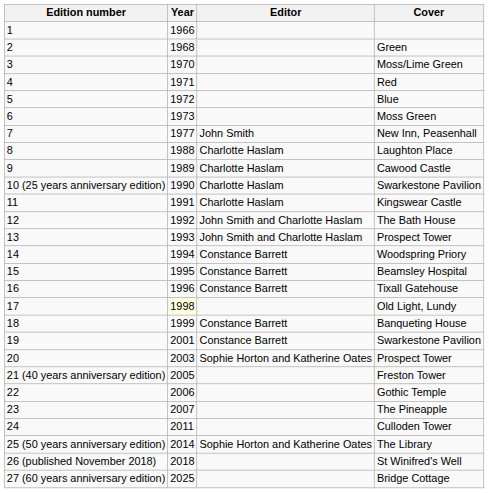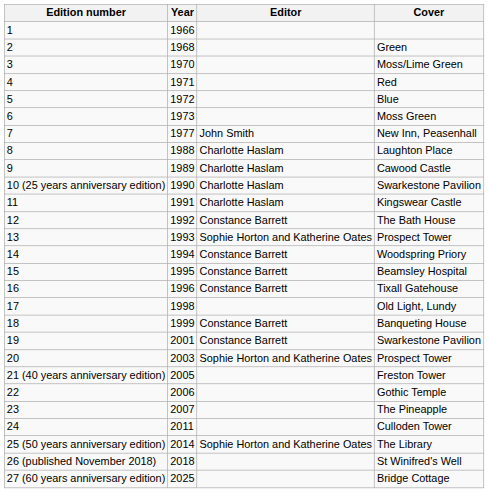(281, 220) John Smith and Charlotte Haslam -> (243, 220) Constance Barrett
(281, 237) John Smith and Charlotte Haslam -> (286, 237) Sophie Horton and Katherine Oates
(182, 306) lightyellow background -> (182, 306) no background
